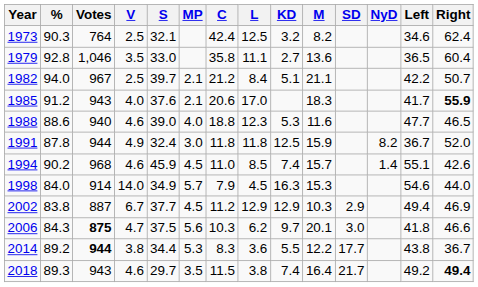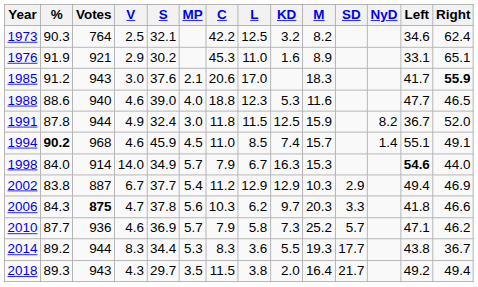(222, 36) 42.4 -> (222, 36) 42.2
+ row: (22, 57)
- row: (22, 57)
- row: (22, 79)
(135, 100) 4.0 -> (135, 79) 3.0
(255, 143) 11.8 -> (255, 121) 11.5
(57, 164) normal -> (57, 143) bold
(457, 164) 42.6 -> (457, 143) 49.1
(258, 185) 4.5 -> (258, 164) 6.7
(417, 185) normal -> (417, 164) bold
(193, 206) 4.5 -> (193, 185) 5.4
(163, 228) 37.5 -> (163, 206) 37.8
(319, 228) 20.1 -> (319, 206) 20.3
(355, 228) 3.0 -> (355, 206) 3.3
+ row: (22, 228)
(100, 249) bold -> (100, 249) normal
(135, 249) 3.8 -> (135, 249) 8.3
(319, 249) 12.2 -> (319, 249) 19.3
(135, 270) 4.6 -> (135, 270) 4.3
(290, 270) 7.4 -> (290, 270) 2.0
(457, 270) bold -> (457, 270) normal
